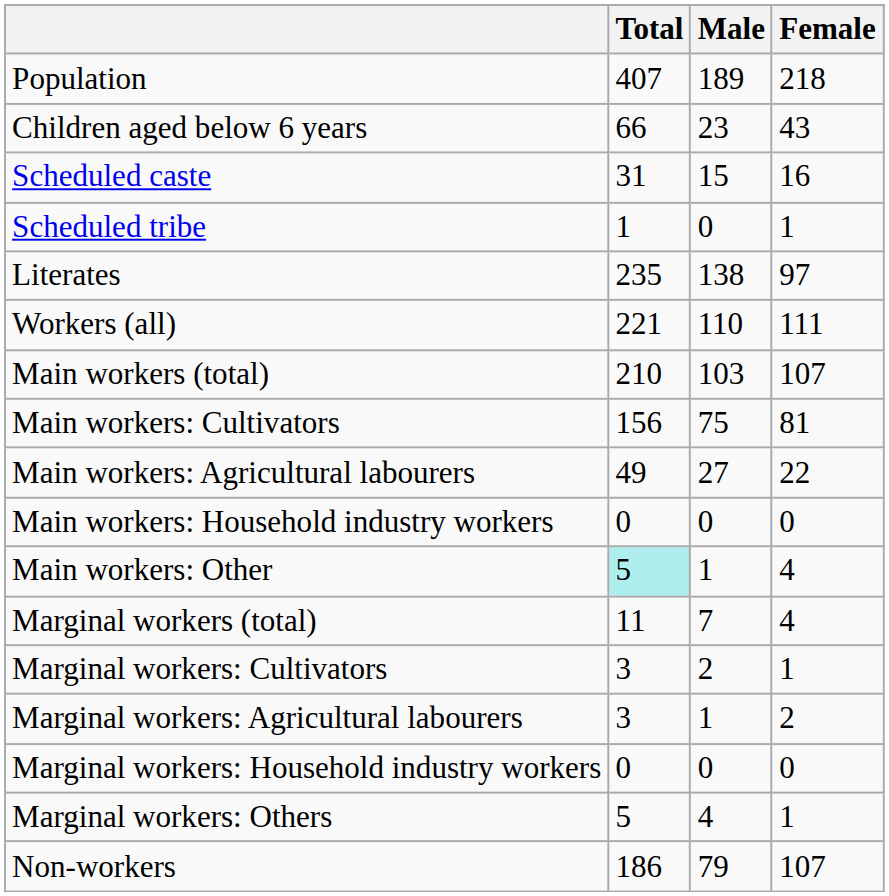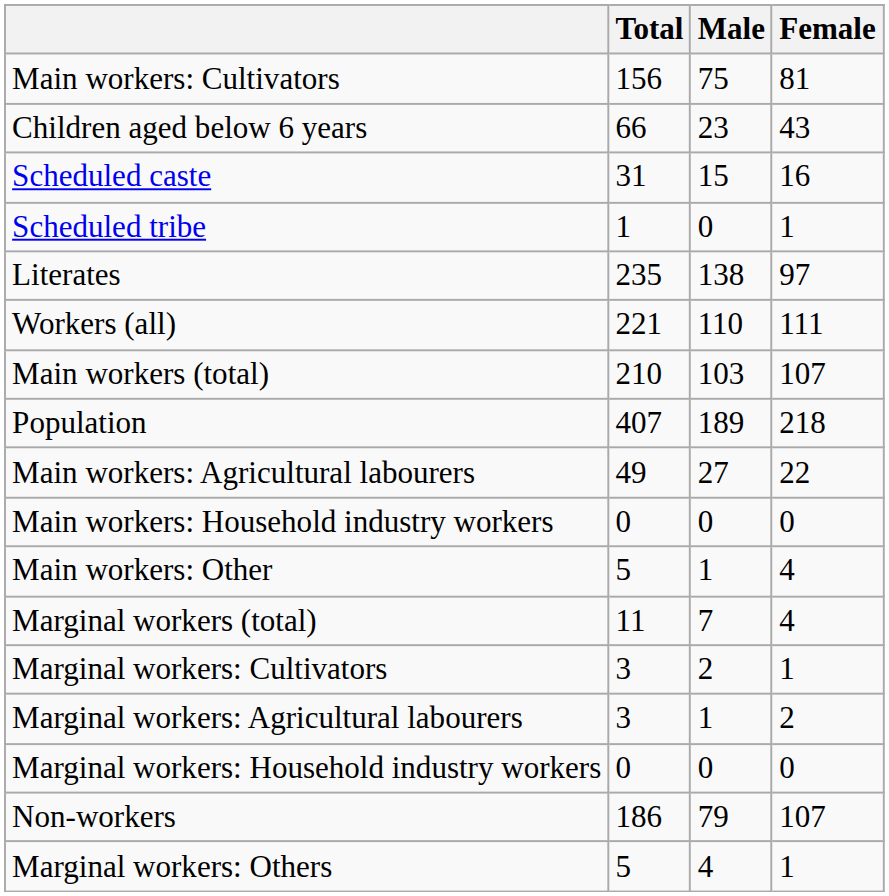rows swapped: (79, 78) <-> (176, 422)
(623, 570) paleturquoise background -> (623, 570) no background
rows swapped: (172, 816) <-> (94, 865)
